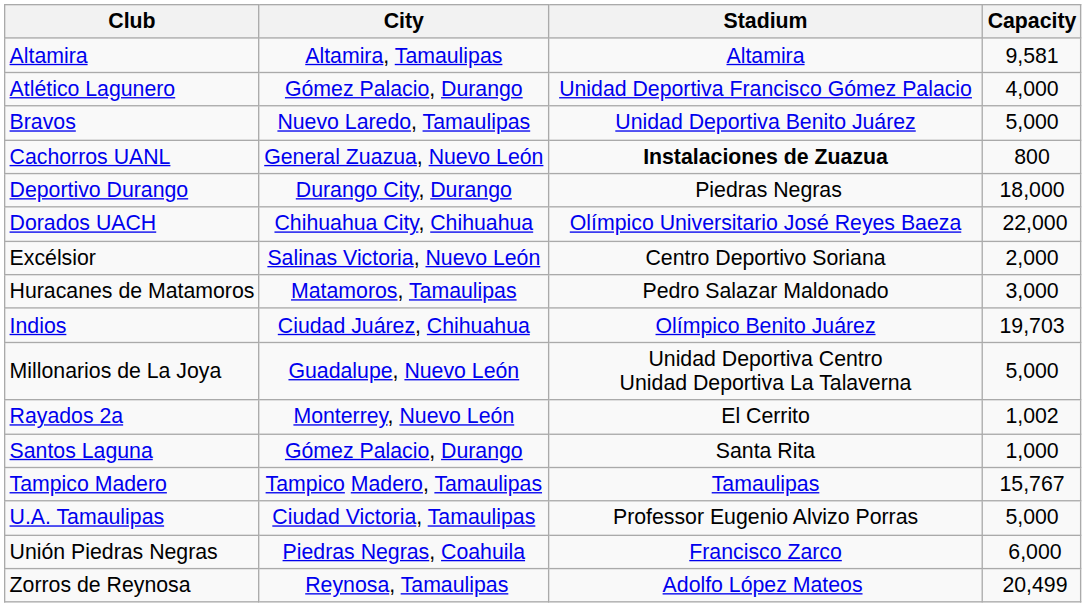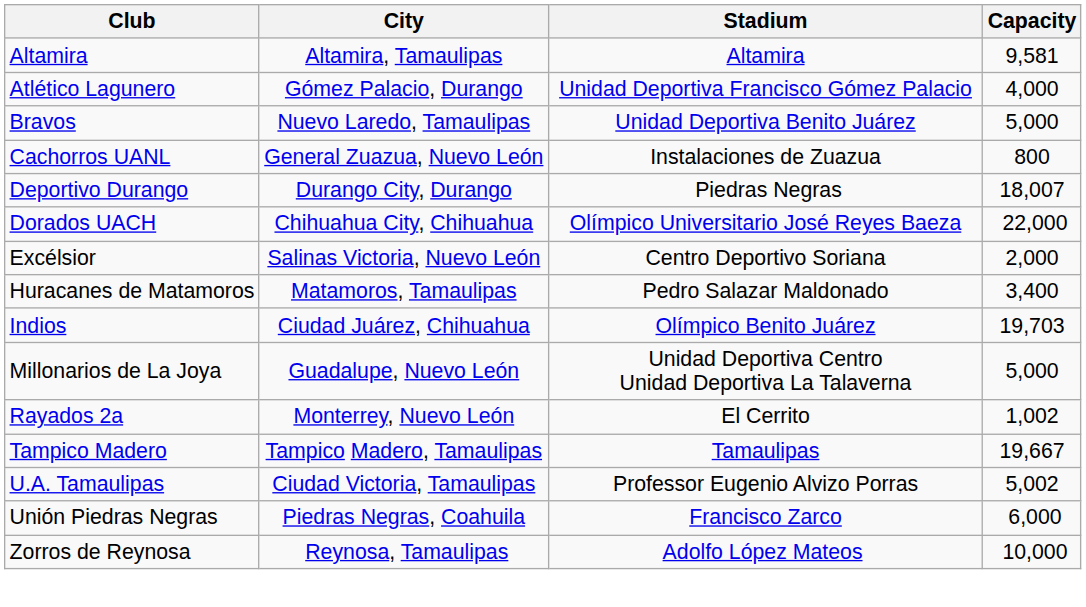(766, 156) bold -> (766, 156) normal
(1032, 190) 18,000 -> (1032, 190) 18,007
(1032, 291) 3,000 -> (1032, 291) 3,400
- row: (81, 450)
(1032, 484) 15,767 -> (1032, 450) 19,667
(1032, 517) 5,000 -> (1032, 484) 5,002
(1032, 585) 20,499 -> (1032, 551) 10,000
